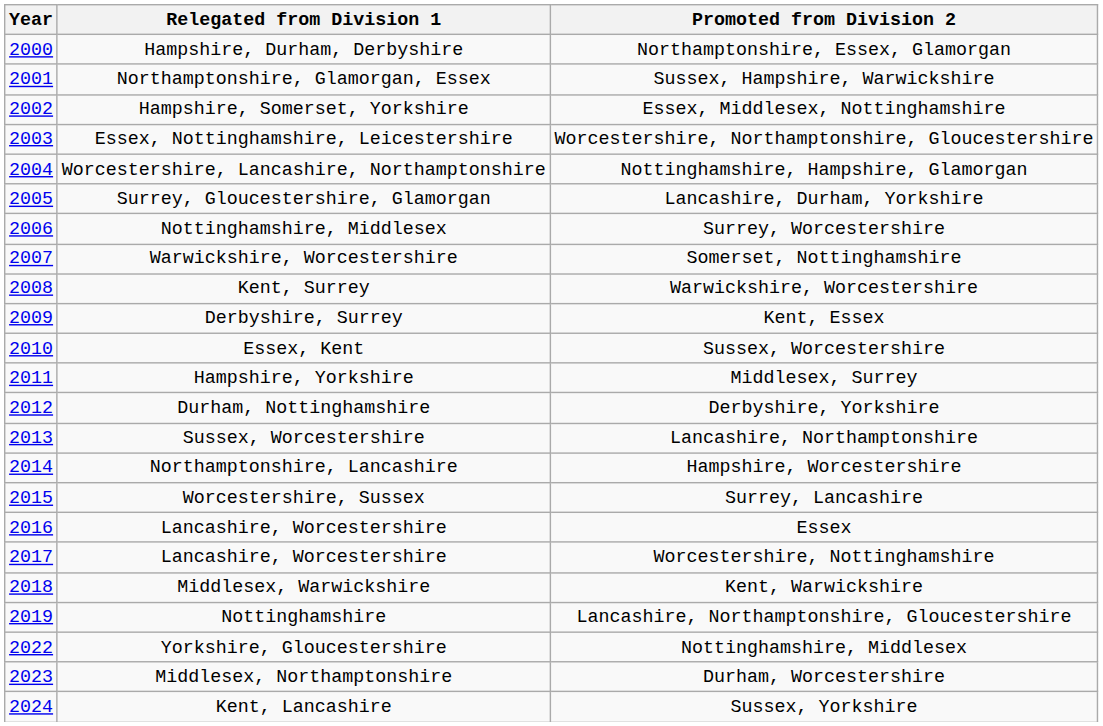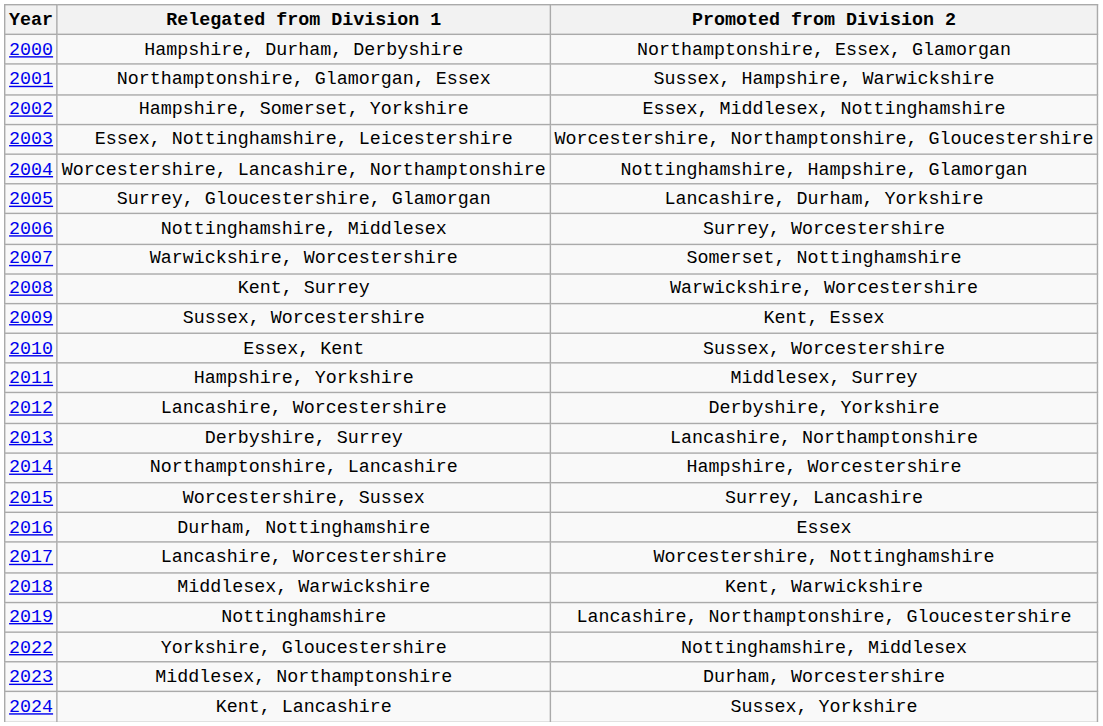(304, 318) Derbyshire, Surrey -> (304, 318) Sussex, Worcestershire
(304, 408) Durham, Nottinghamshire -> (304, 408) Lancashire, Worcestershire
(304, 438) Sussex, Worcestershire -> (304, 438) Derbyshire, Surrey
(304, 528) Lancashire, Worcestershire -> (304, 528) Durham, Nottinghamshire
